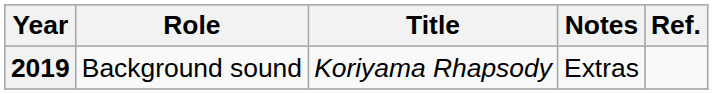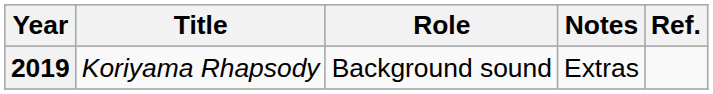columns swapped: (433, 25) <-> (192, 25)
